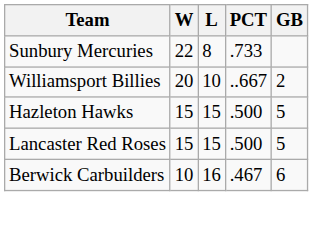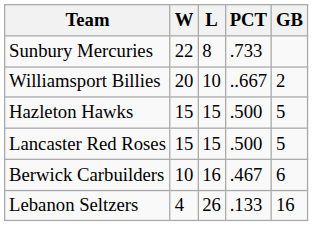+ row: (74, 205)
